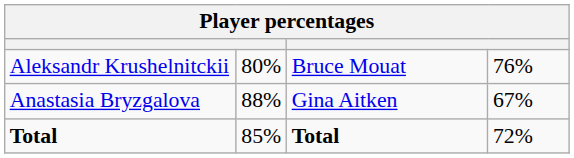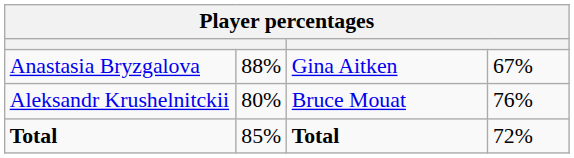rows swapped: (105, 100) <-> (119, 66)
